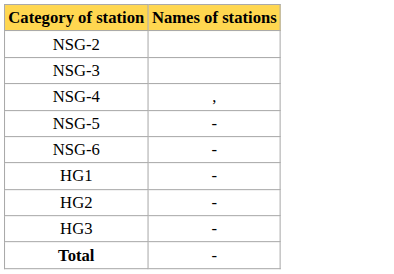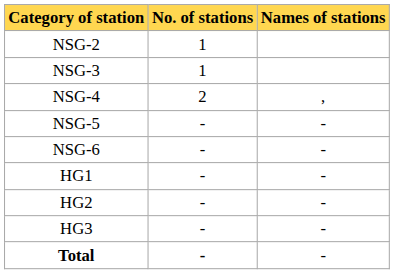+ column: (203, 17)
